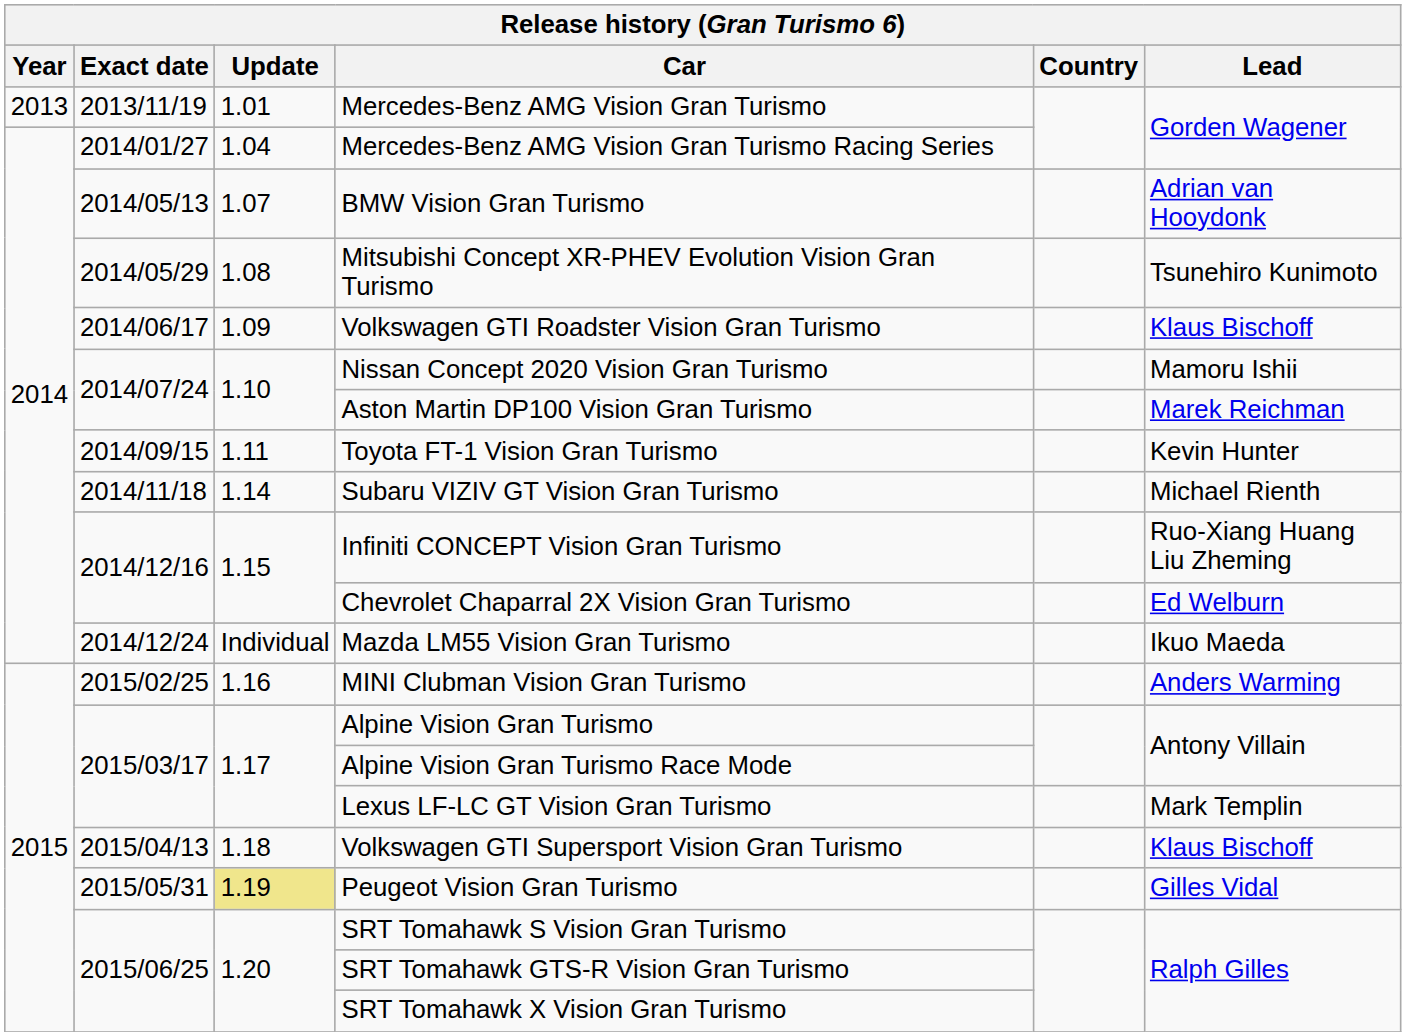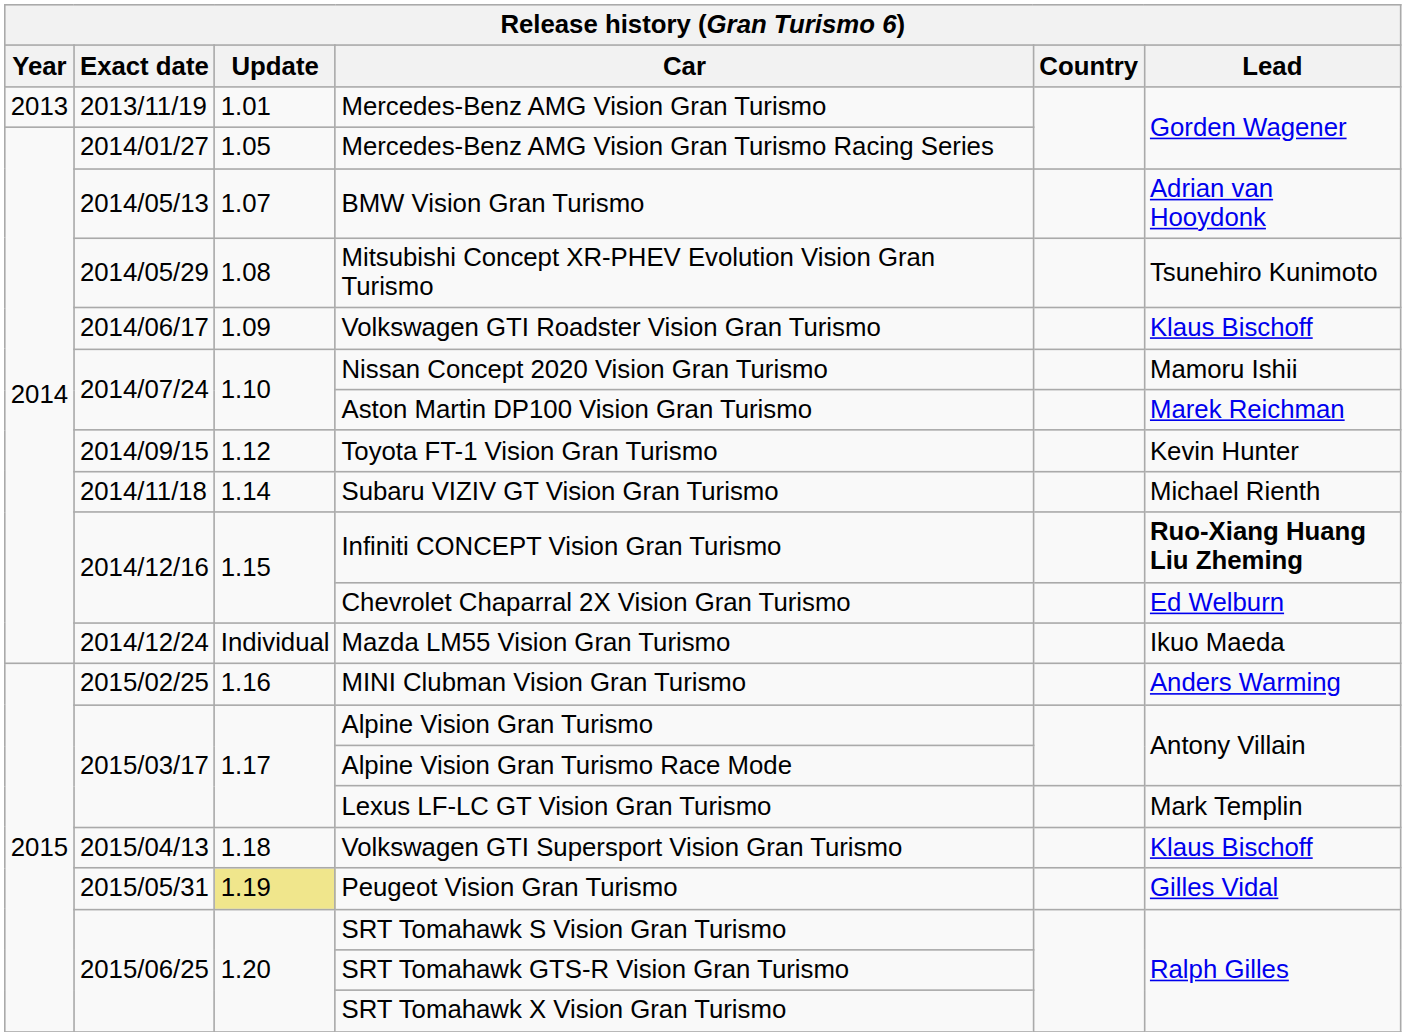(246, 147) 1.04 -> (246, 147) 1.05
(245, 450) 1.11 -> (246, 450) 1.12
(1252, 546) normal -> (1258, 546) bold
